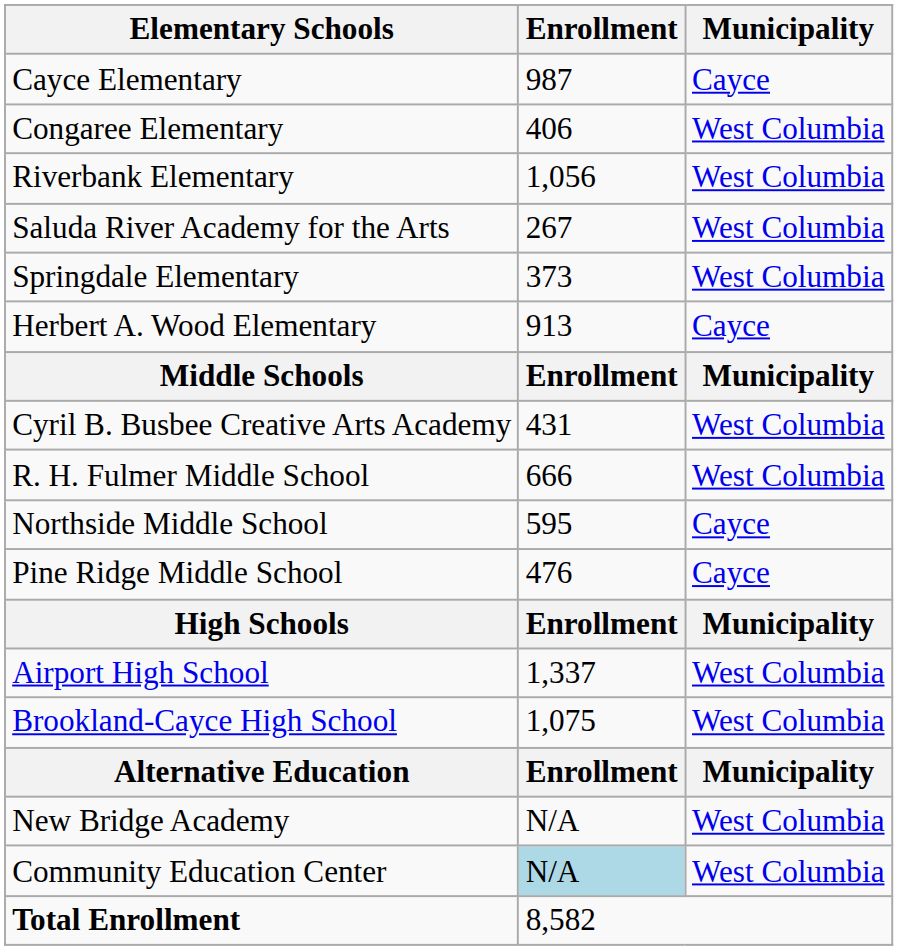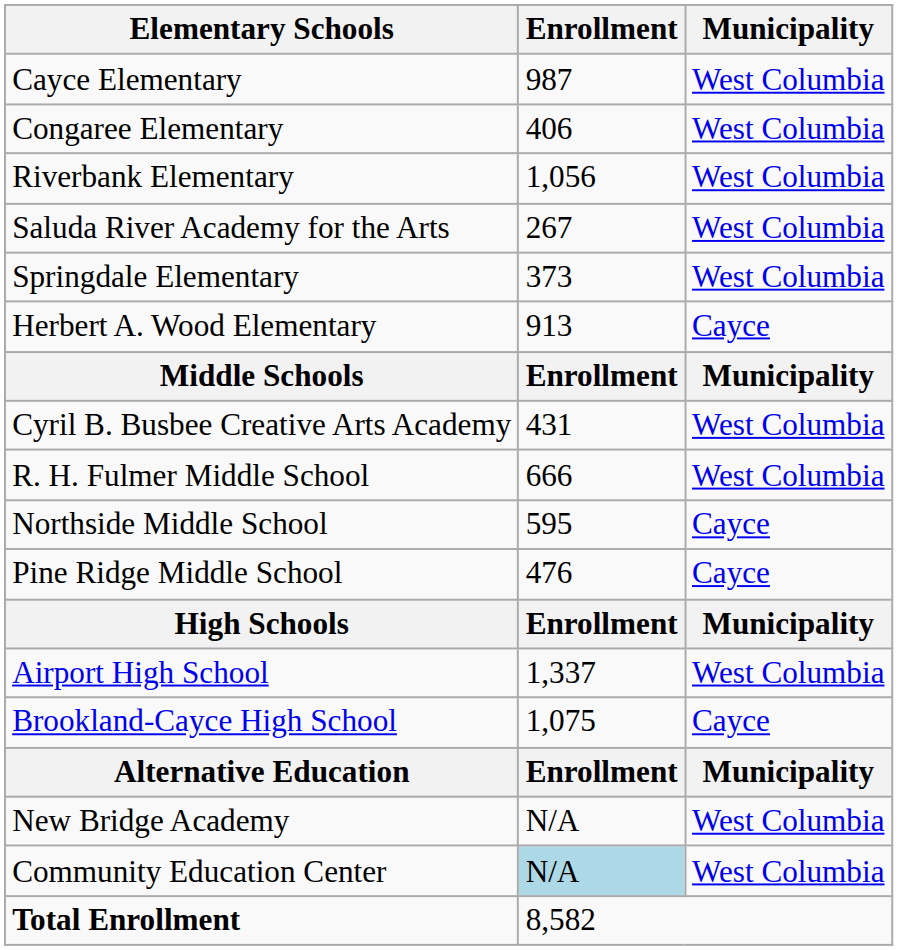(731, 78) Cayce -> (788, 78) West Columbia
(788, 721) West Columbia -> (731, 721) Cayce
